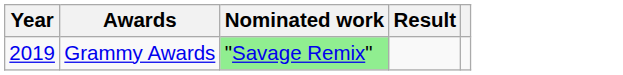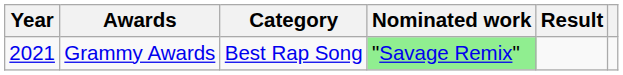+ column: (294, 20)
(32, 53) 2019 -> (32, 53) 2021
